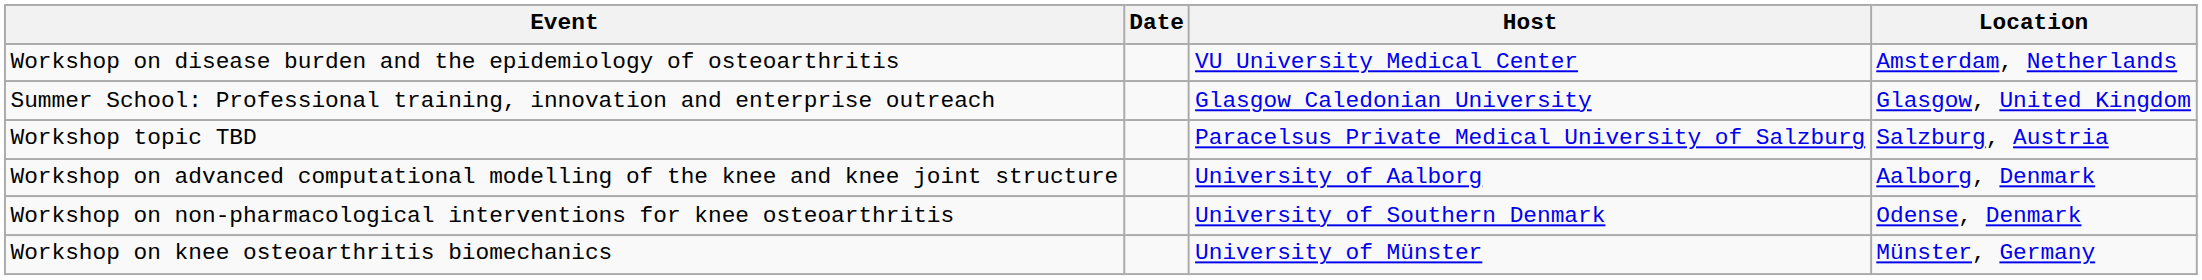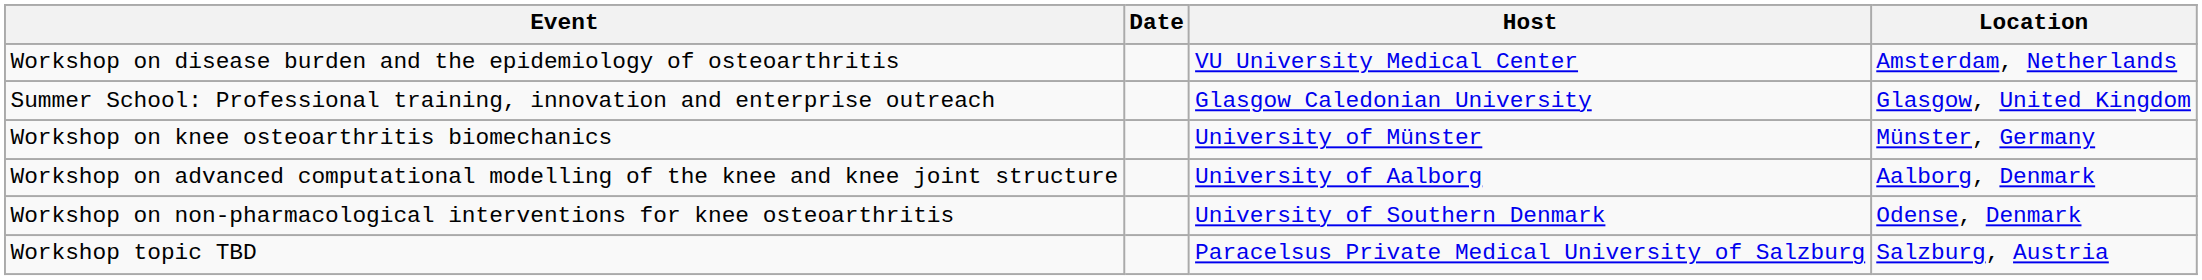rows swapped: (311, 254) <-> (134, 139)
